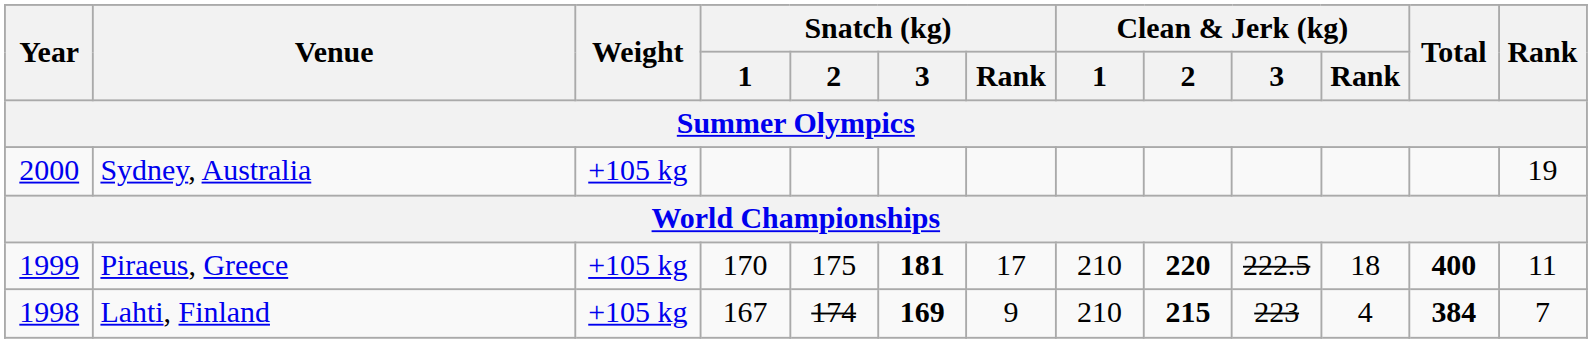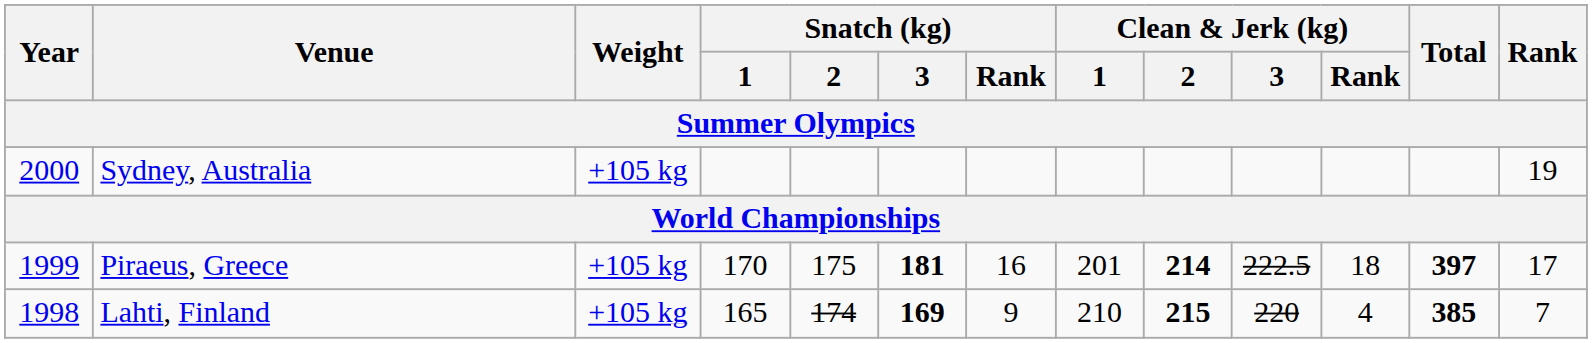(1011, 265) 17 -> (1011, 265) 16
(1099, 265) 210 -> (1099, 265) 201
(1188, 265) 220 -> (1188, 265) 214
(1454, 265) 400 -> (1454, 265) 397
(1542, 265) 11 -> (1542, 265) 17
(745, 312) 167 -> (745, 312) 165
(1277, 312) 223 -> (1277, 312) 220
(1454, 312) 384 -> (1454, 312) 385
